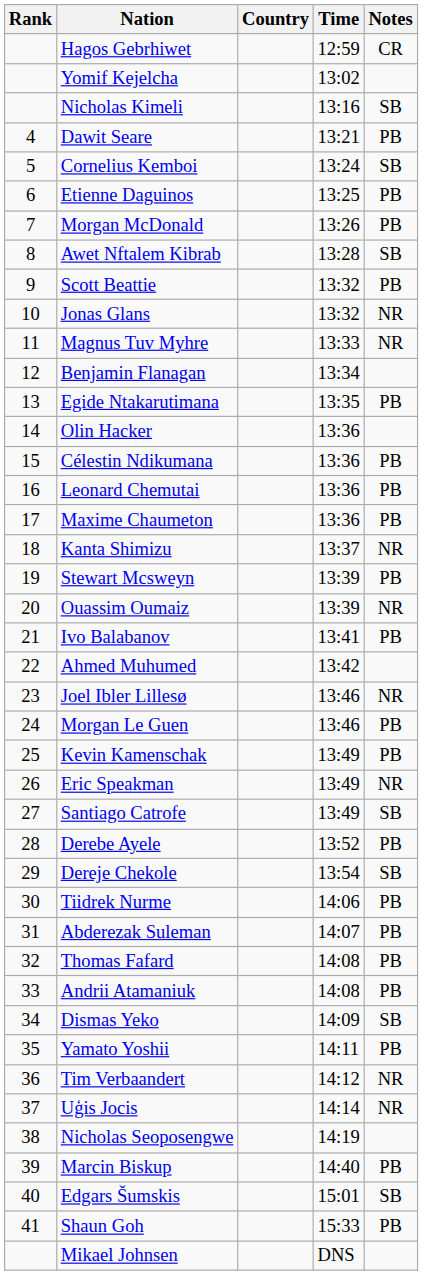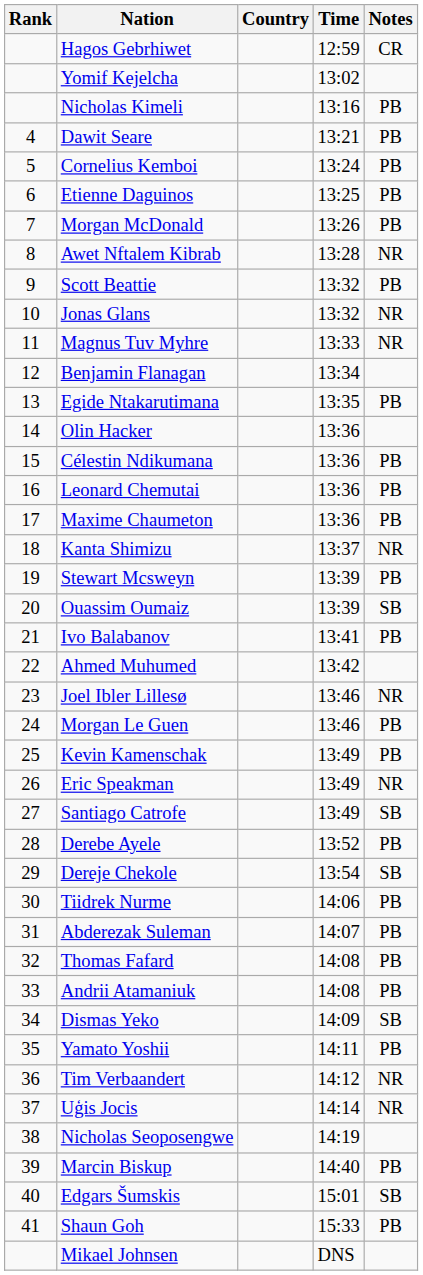(391, 107) SB -> (391, 107) PB
(391, 166) SB -> (391, 166) PB
(391, 254) SB -> (391, 254) NR
(391, 607) NR -> (391, 607) SB
